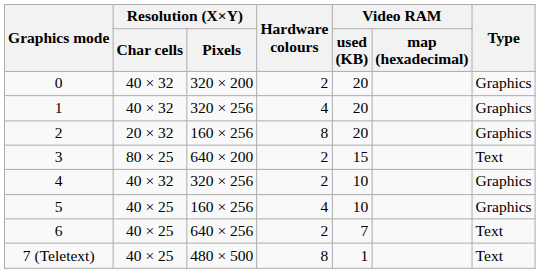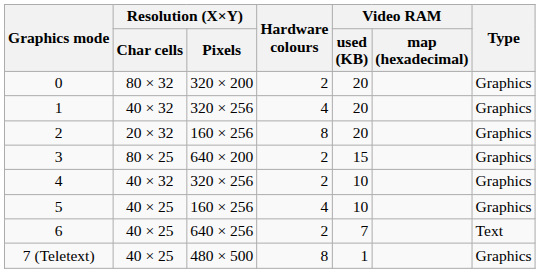(150, 83) 40 × 32 -> (150, 83) 80 × 32
(489, 157) Text -> (504, 157) Graphics
(489, 255) Text -> (504, 255) Graphics
